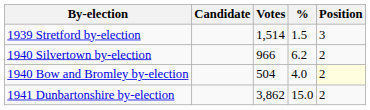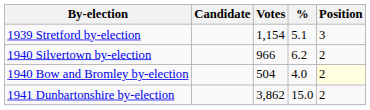(271, 34) 1,514 -> (271, 34) 1,154
(299, 34) 1.5 -> (299, 34) 5.1
